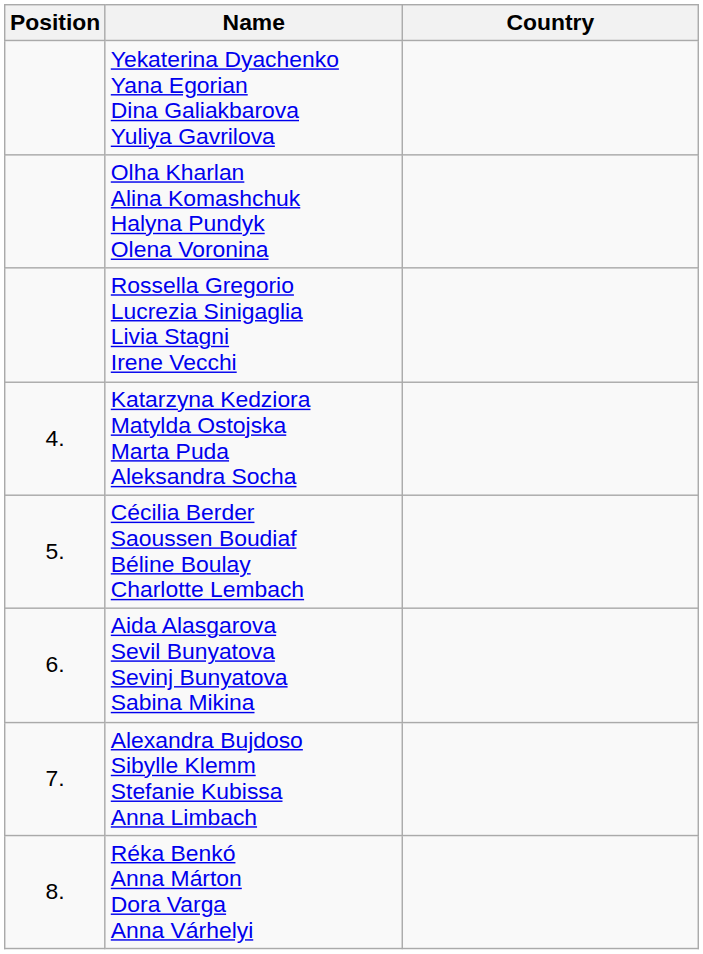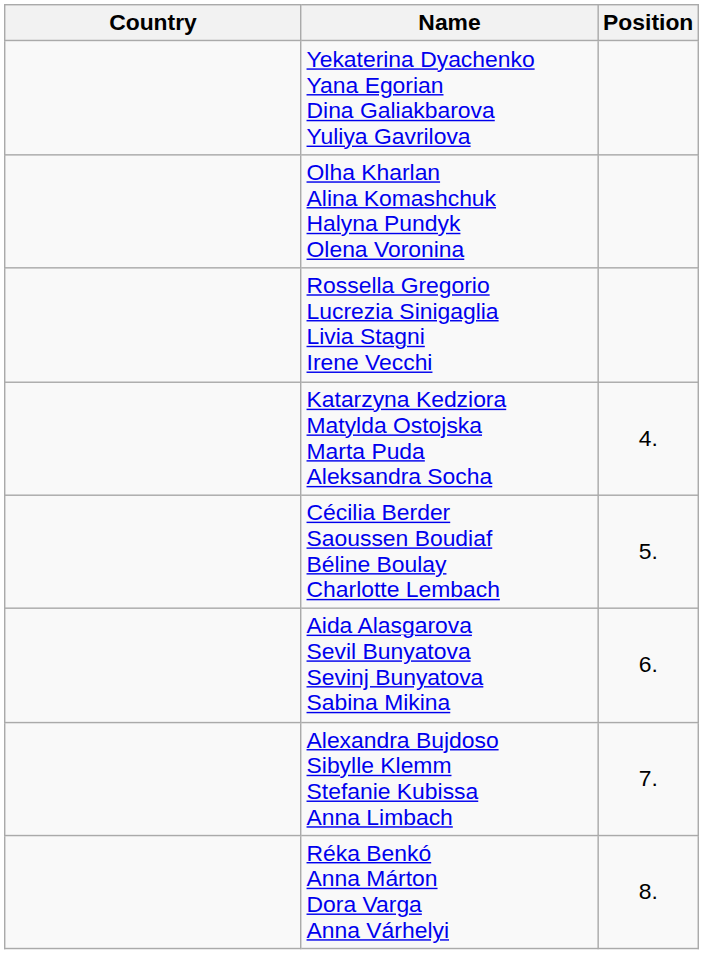columns swapped: (55, 22) <-> (550, 22)
